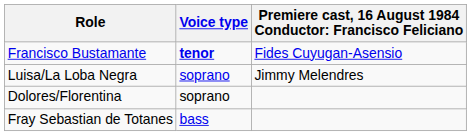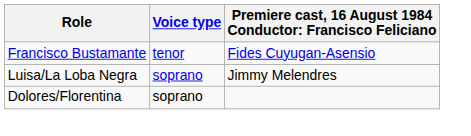(197, 53) bold -> (168, 53) normal
- row: (90, 119)
